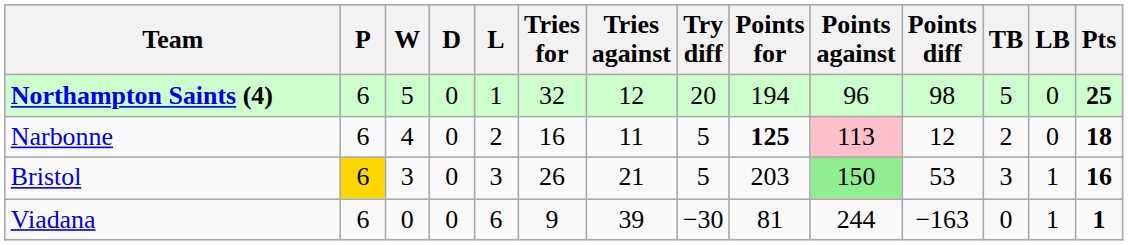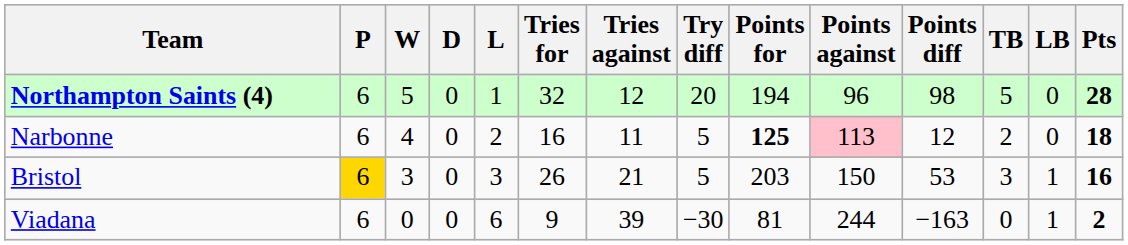(1099, 95) 25 -> (1099, 95) 28
(856, 177) lightgreen background -> (856, 177) no background
(1099, 218) 1 -> (1099, 218) 2
